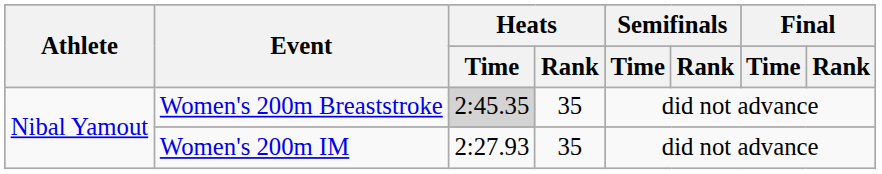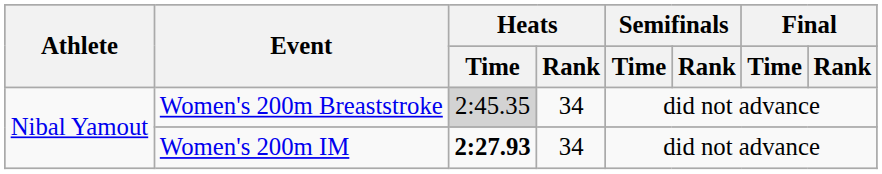(570, 107) 35 -> (571, 107) 34
(492, 147) normal -> (493, 147) bold
(570, 147) 35 -> (571, 147) 34
